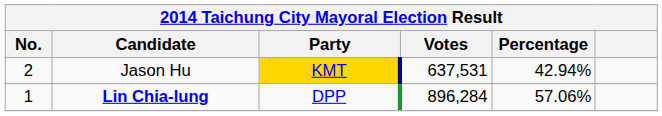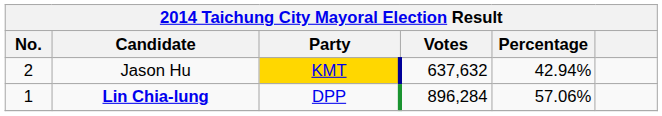(458, 70) 637,531 -> (458, 70) 637,632
